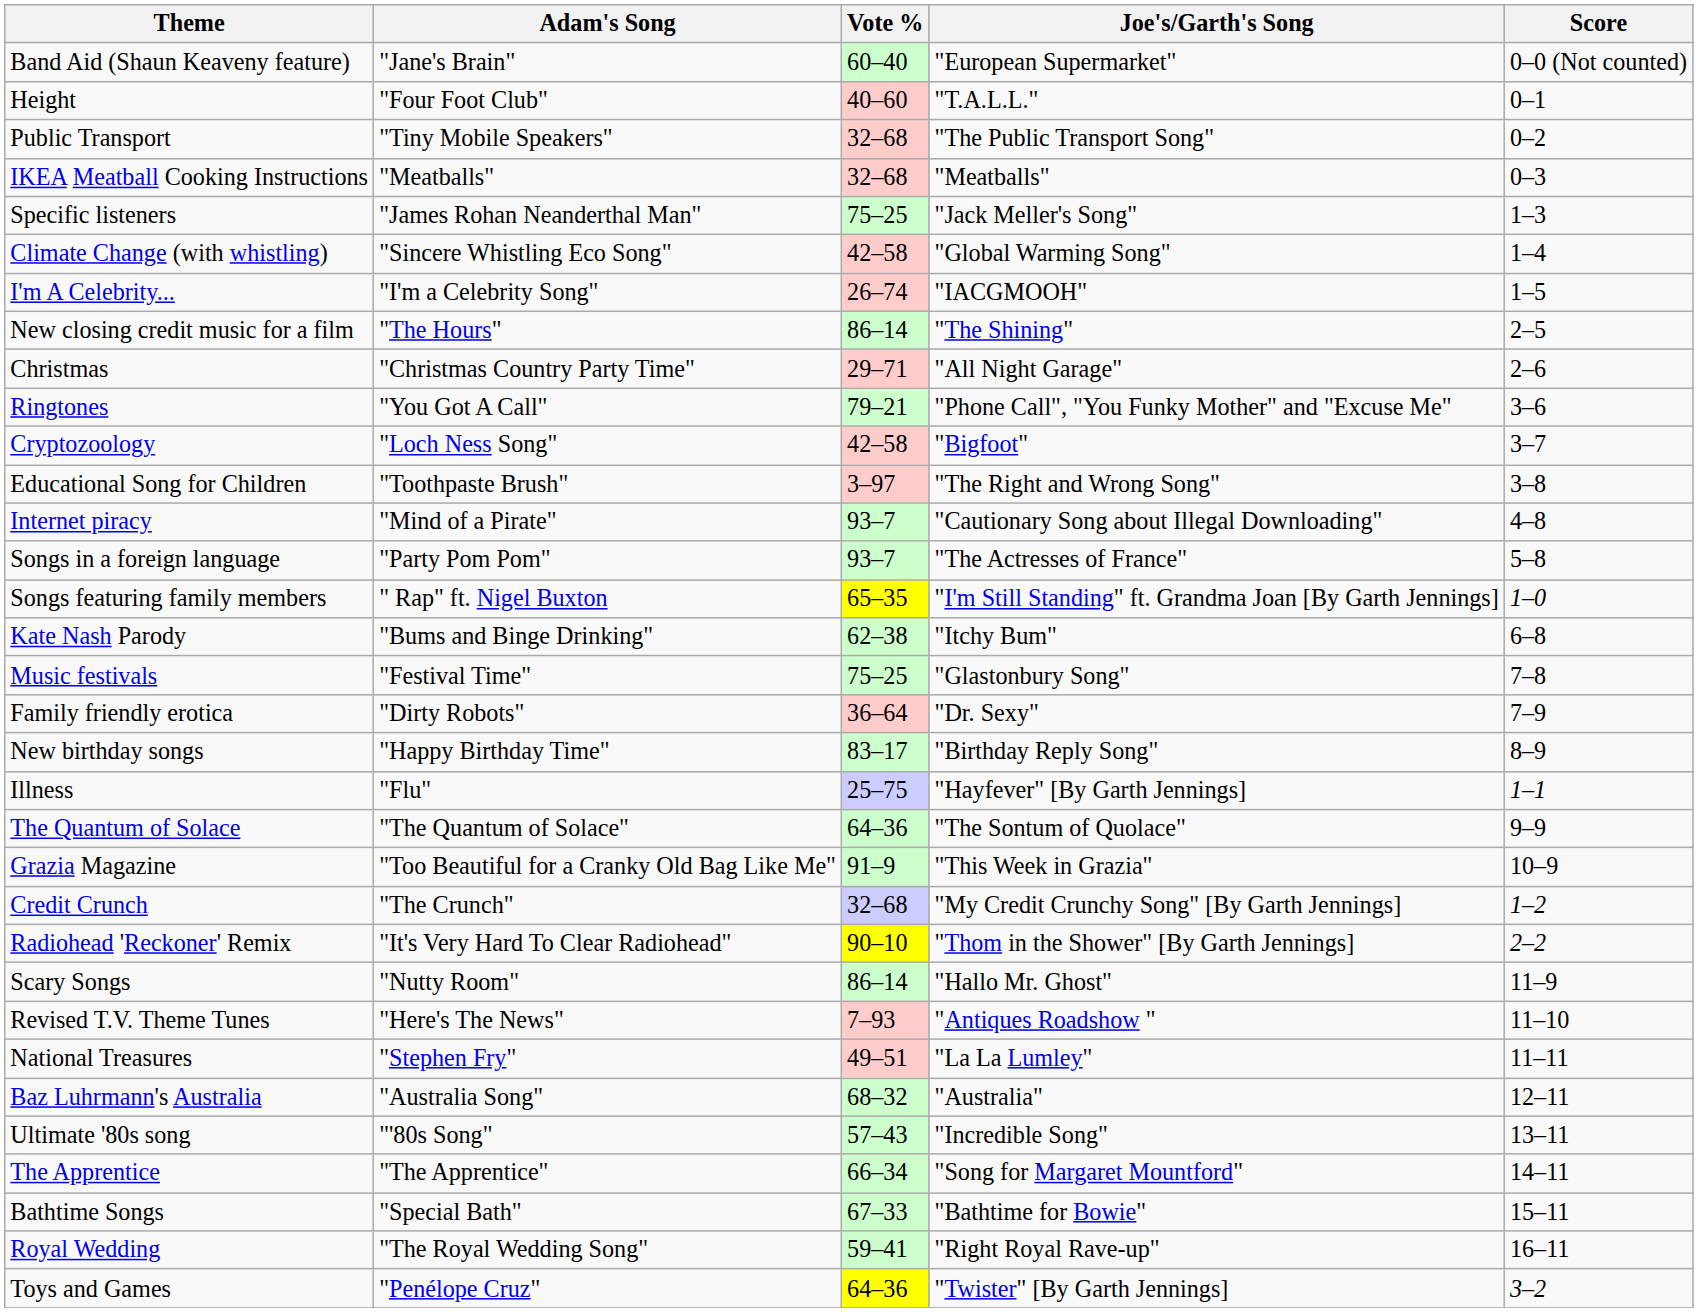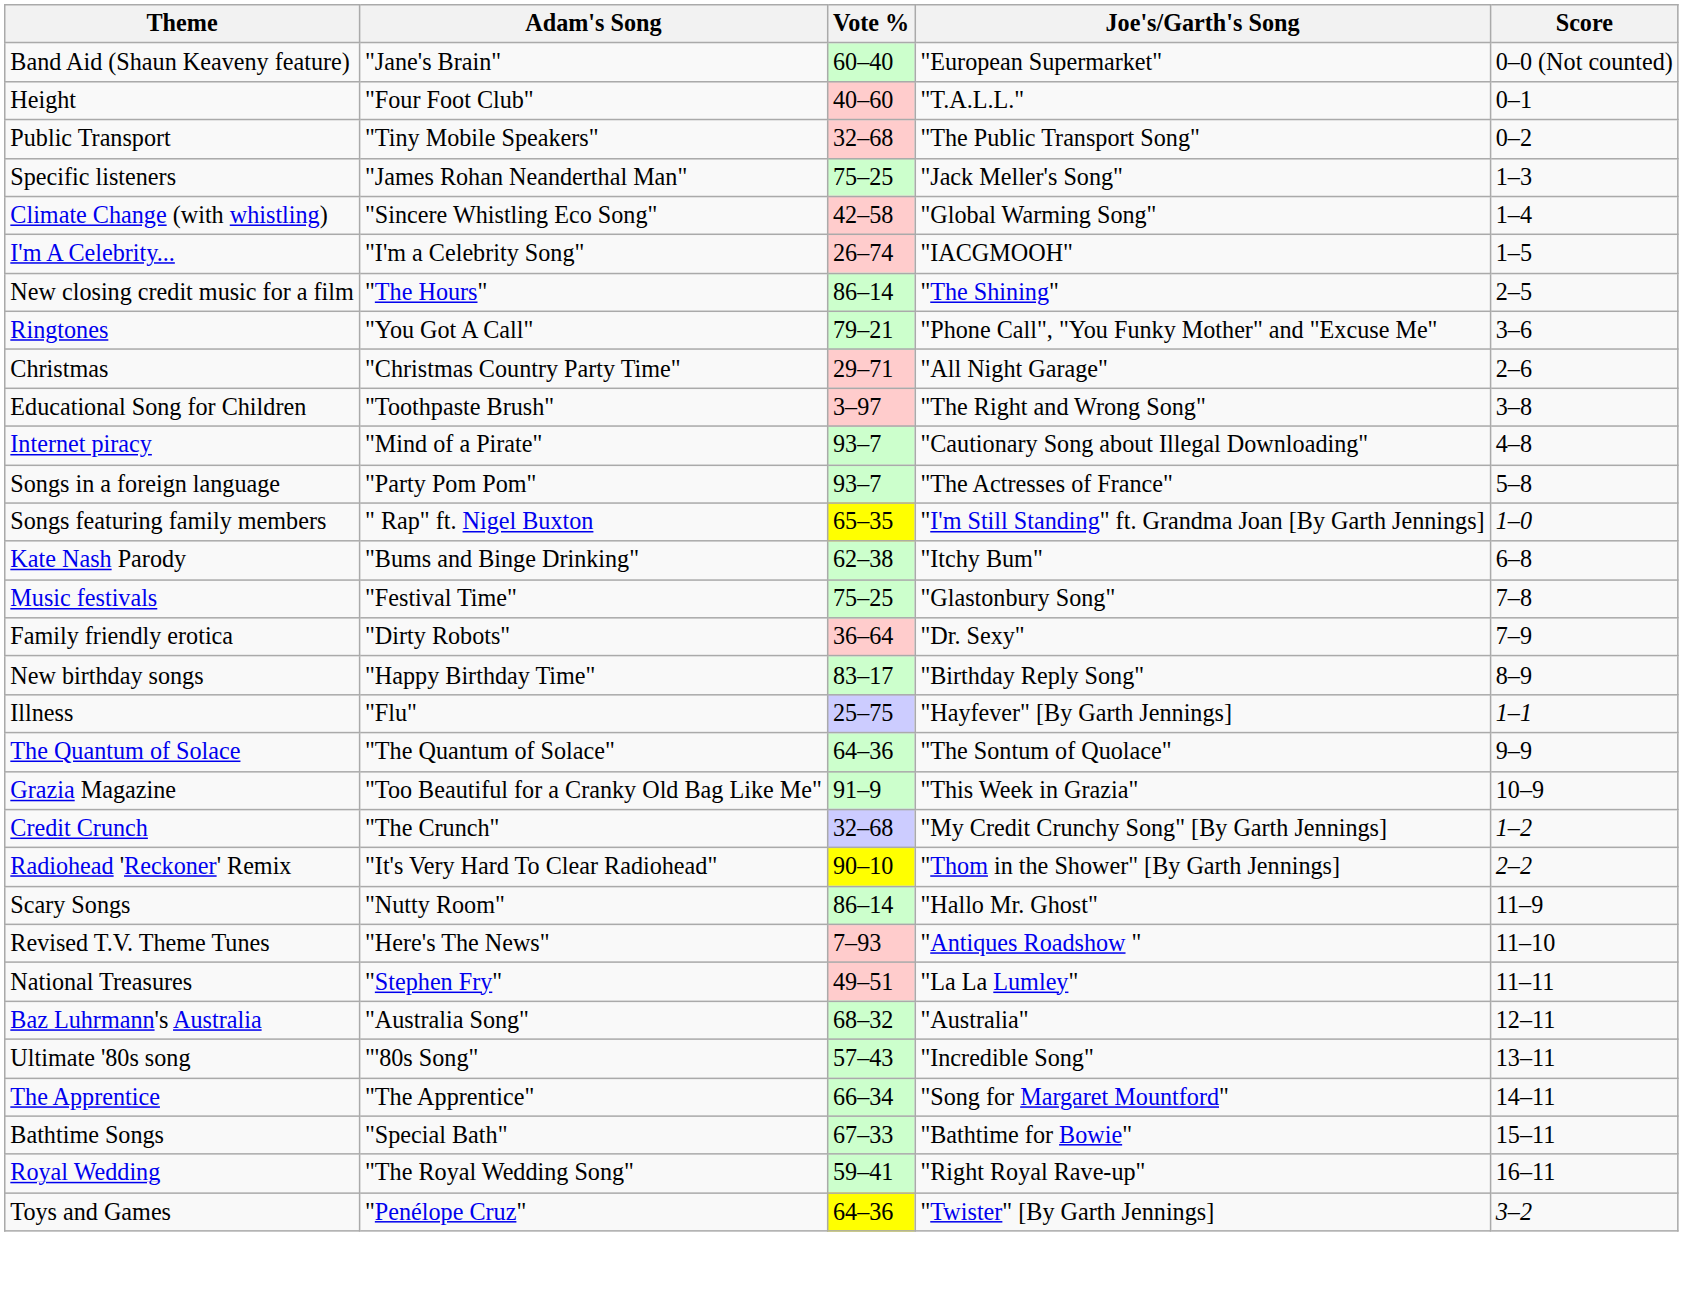- row: (189, 176)
rows swapped: (59, 368) <-> (59, 406)
- row: (83, 445)
